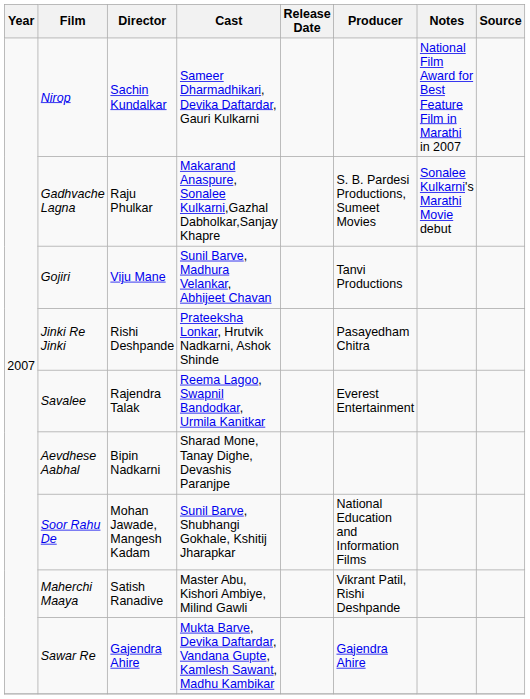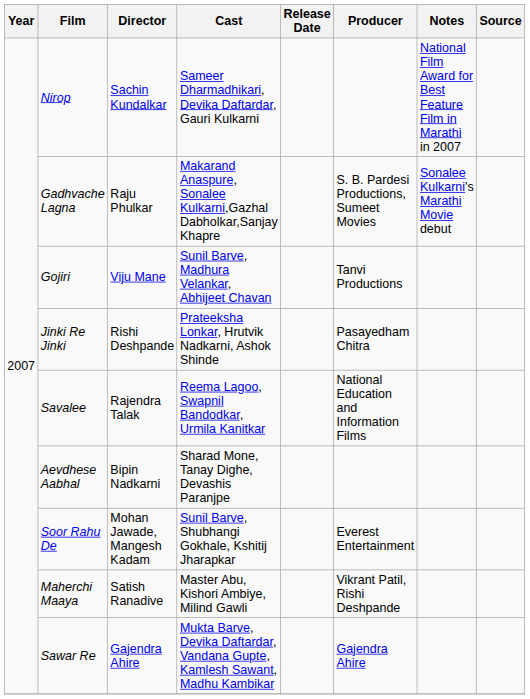(375, 401) Everest Entertainment -> (368, 408) National Education and Information Films
(368, 532) National Education and Information Films -> (375, 539) Everest Entertainment
